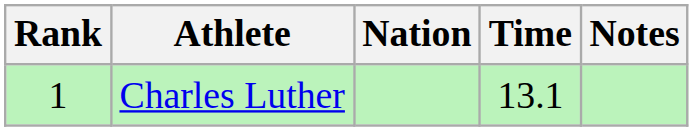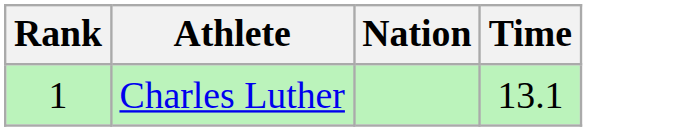- column: (635, 34)
